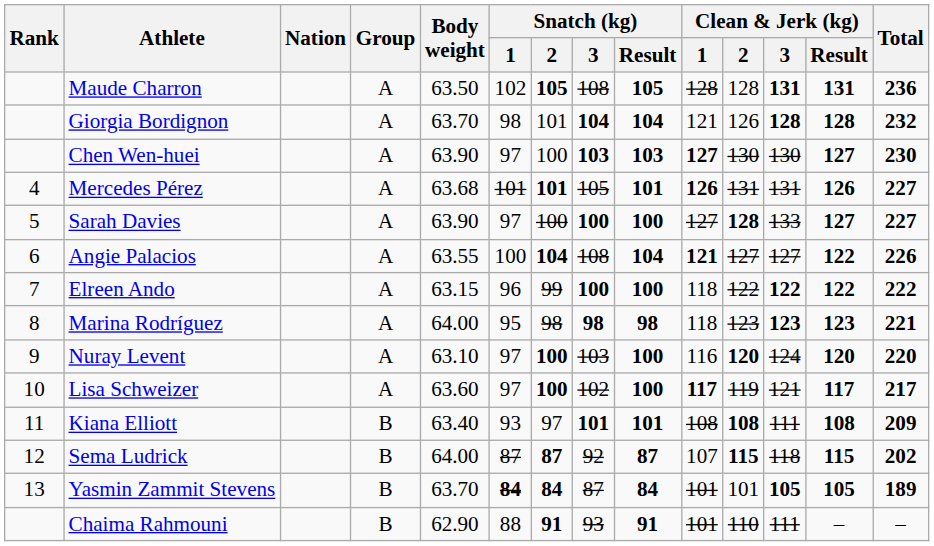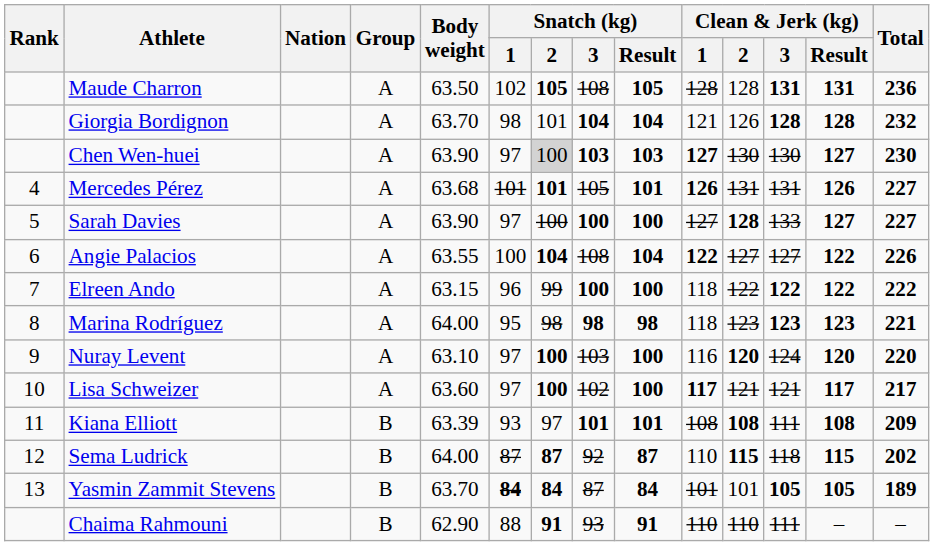(552, 155) no background -> (552, 155) lightgrey background
(702, 255) 121 -> (702, 255) 122
(743, 389) 119 -> (743, 389) 121
(455, 423) 63.40 -> (455, 423) 63.39
(702, 456) 107 -> (702, 456) 110
(702, 523) 101 -> (702, 523) 110
